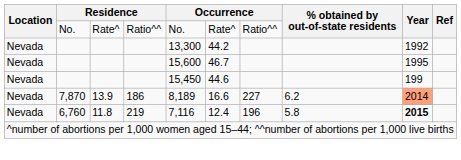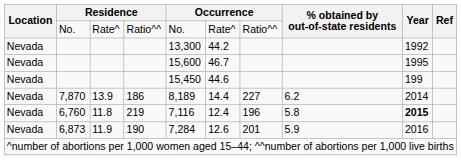(219, 96) 16.6 -> (219, 96) 14.4
(417, 96) lightsalmon background -> (417, 96) no background
+ row: (72, 130)
